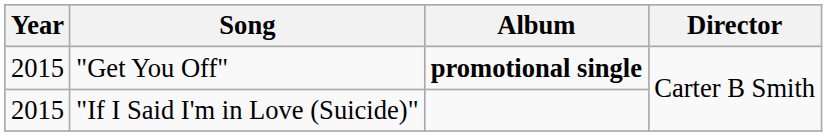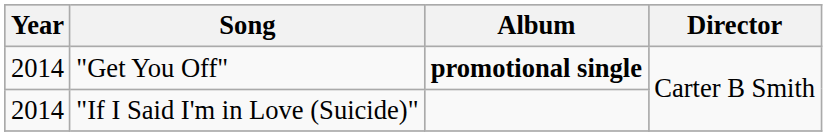(38, 67) 2015 -> (38, 67) 2014
(38, 109) 2015 -> (38, 109) 2014
